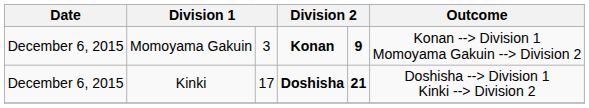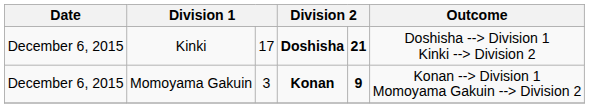rows swapped: (191, 84) <-> (191, 45)
